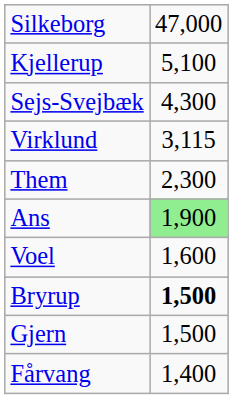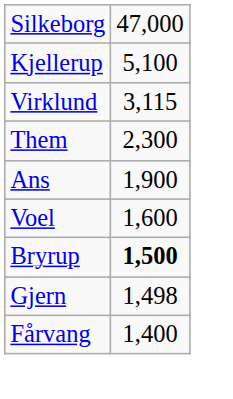- row: (77, 101)
(189, 218) lightgreen background -> (150, 179) no background
(189, 334) 1,500 -> (150, 295) 1,498
